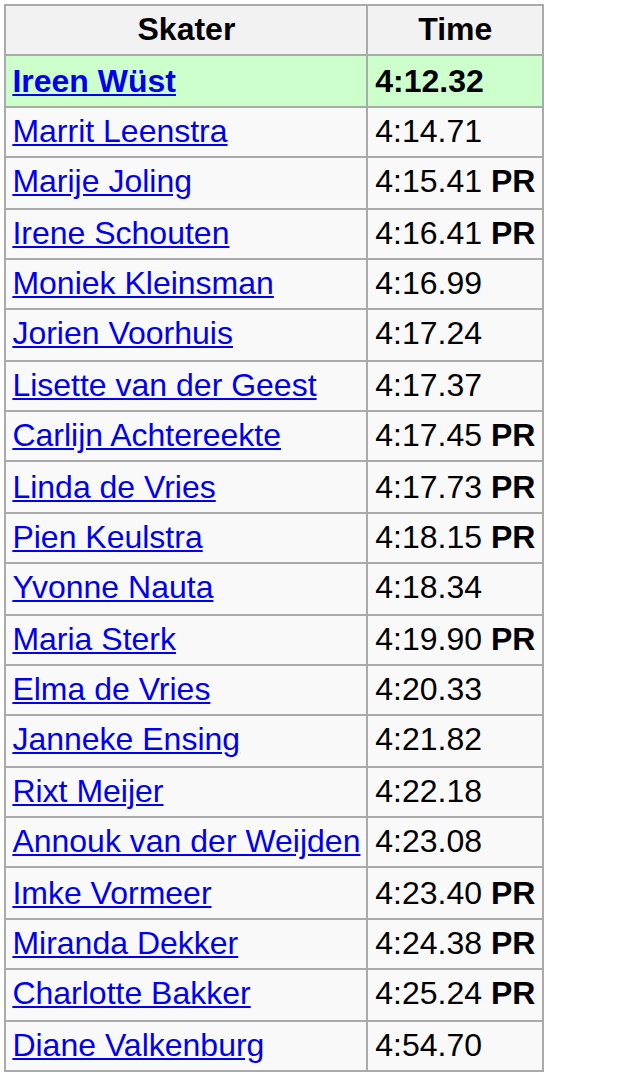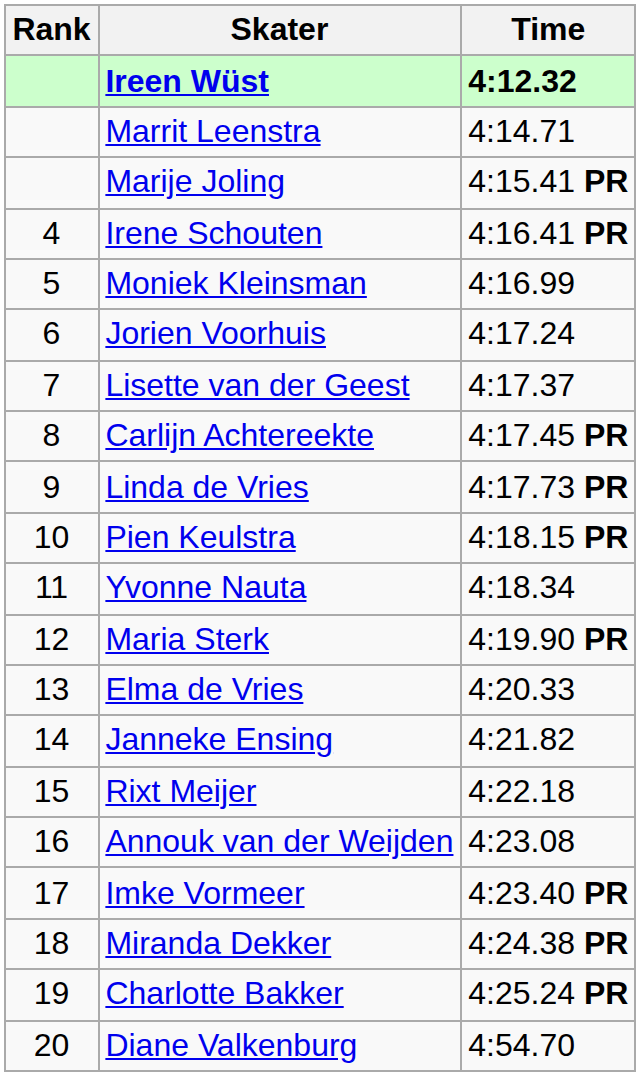+ column: (52, 29)
